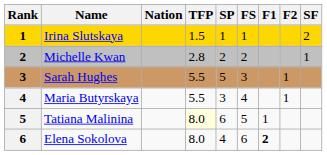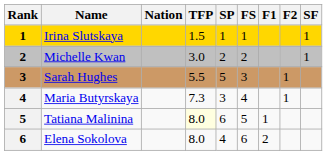(307, 35) 2 -> (307, 35) 1
(197, 56) 2.8 -> (197, 56) 3.0
(197, 98) 5.5 -> (197, 98) 7.3
(265, 139) bold -> (265, 139) normal
